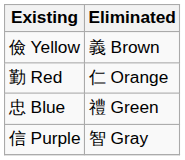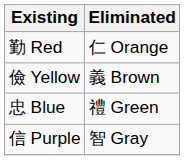rows swapped: (35, 77) <-> (44, 46)
